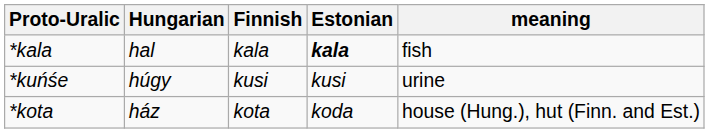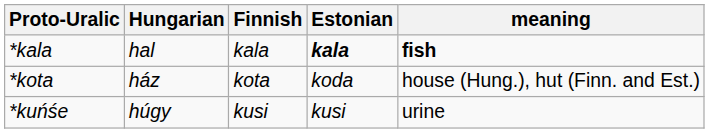(417, 50) normal -> (419, 50) bold
rows swapped: (31, 111) <-> (39, 81)
